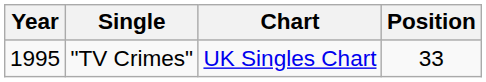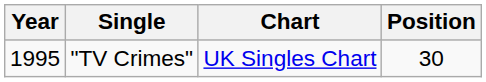(431, 58) 33 -> (431, 58) 30
